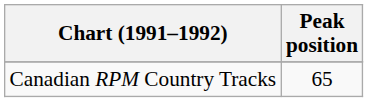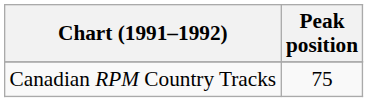(322, 79) 65 -> (322, 79) 75
